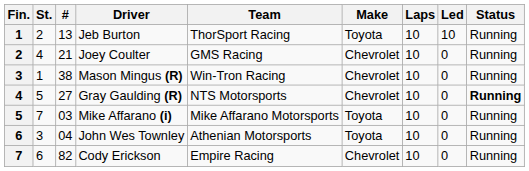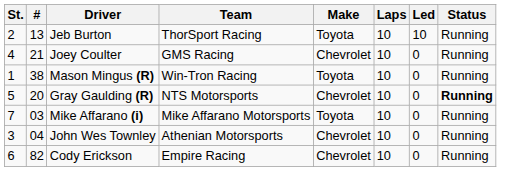- column: (19, 15)
(372, 75) Chevrolet -> (335, 75) Toyota
(65, 96) 27 -> (37, 96) 20
(364, 136) Toyota -> (344, 136) Chevrolet
